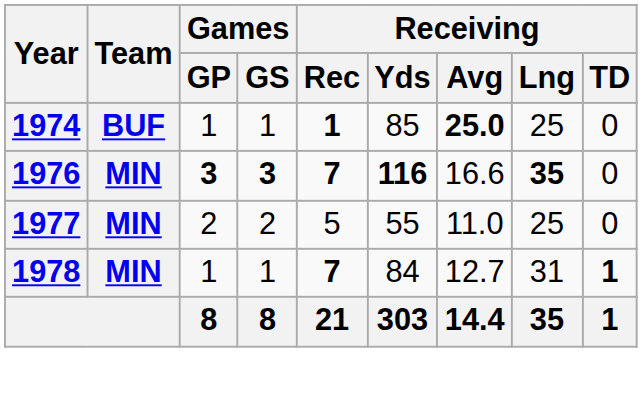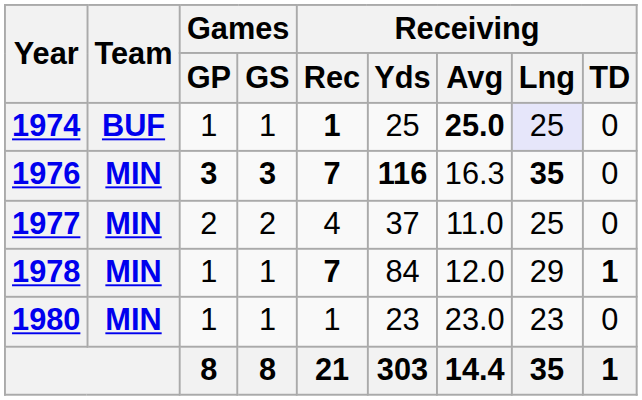(402, 126) 85 -> (402, 126) 25
(547, 126) no background -> (547, 126) lavender background
(475, 175) 16.6 -> (475, 175) 16.3
(332, 223) 5 -> (332, 223) 4
(402, 223) 55 -> (402, 223) 37
(475, 272) 12.7 -> (475, 272) 12.0
(547, 272) 31 -> (547, 272) 29
+ row: (46, 321)
